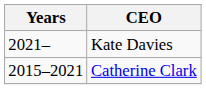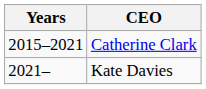rows swapped: (144, 70) <-> (132, 44)
